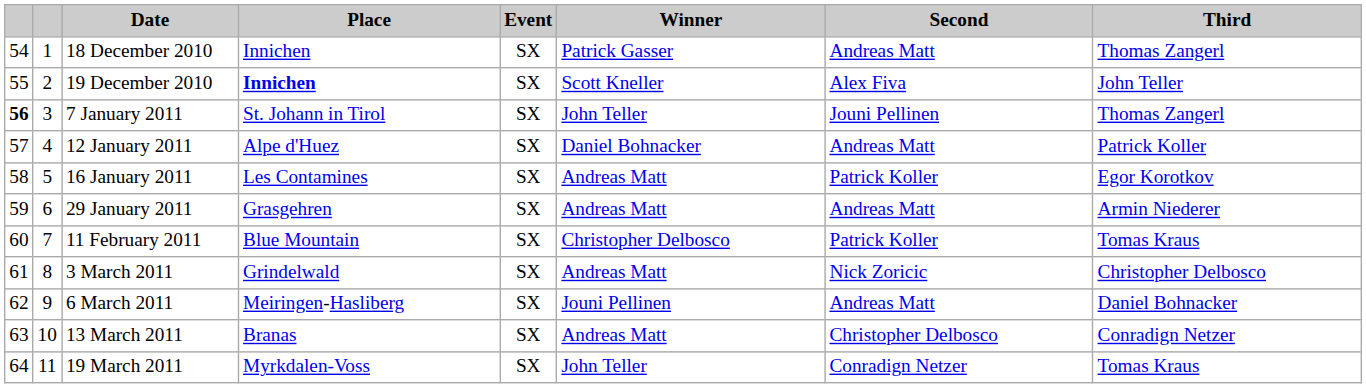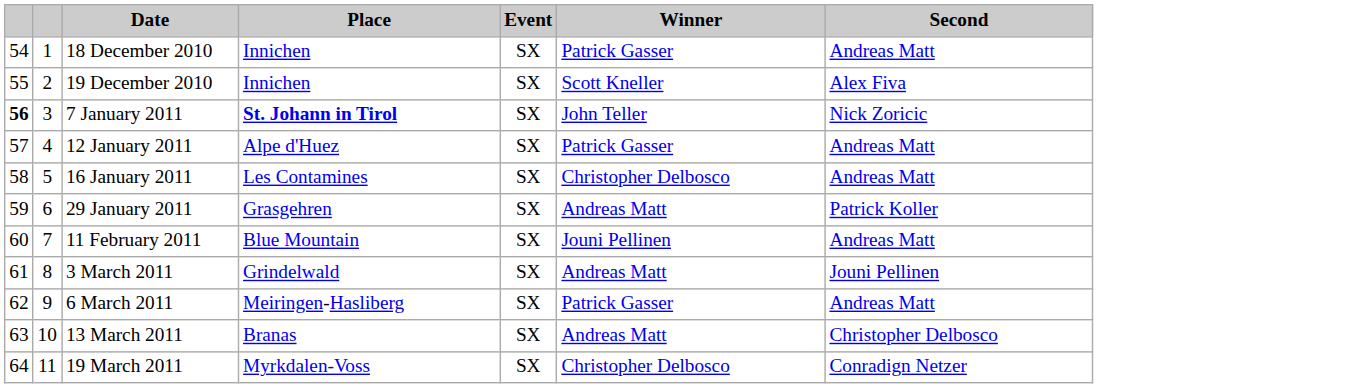- column: (1227, 20)
(279, 82) bold -> (277, 82) normal
(314, 114) normal -> (320, 114) bold
(884, 114) Jouni Pellinen -> (878, 114) Nick Zoricic
(631, 146) Daniel Bohnacker -> (617, 146) Patrick Gasser
(614, 177) Andreas Matt -> (646, 177) Christopher Delbosco
(884, 177) Patrick Koller -> (882, 177) Andreas Matt
(882, 208) Andreas Matt -> (884, 208) Patrick Koller
(646, 240) Christopher Delbosco -> (616, 240) Jouni Pellinen
(884, 240) Patrick Koller -> (882, 240) Andreas Matt
(878, 272) Nick Zoricic -> (884, 272) Jouni Pellinen
(616, 303) Jouni Pellinen -> (617, 303) Patrick Gasser
(604, 366) John Teller -> (646, 366) Christopher Delbosco
